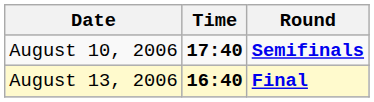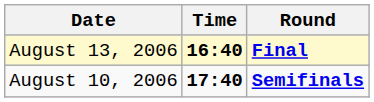rows swapped: (93, 50) <-> (93, 81)
